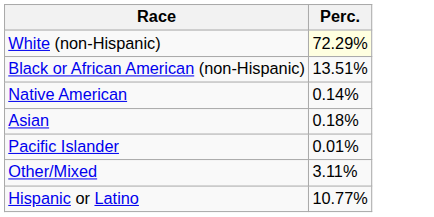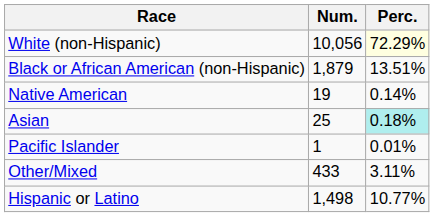+ column: (337, 17)
(336, 120) no background -> (393, 120) paleturquoise background
